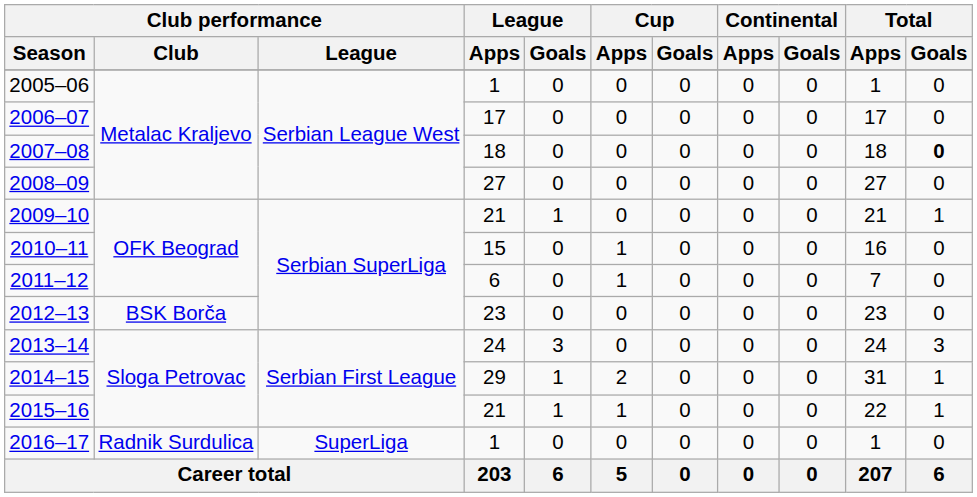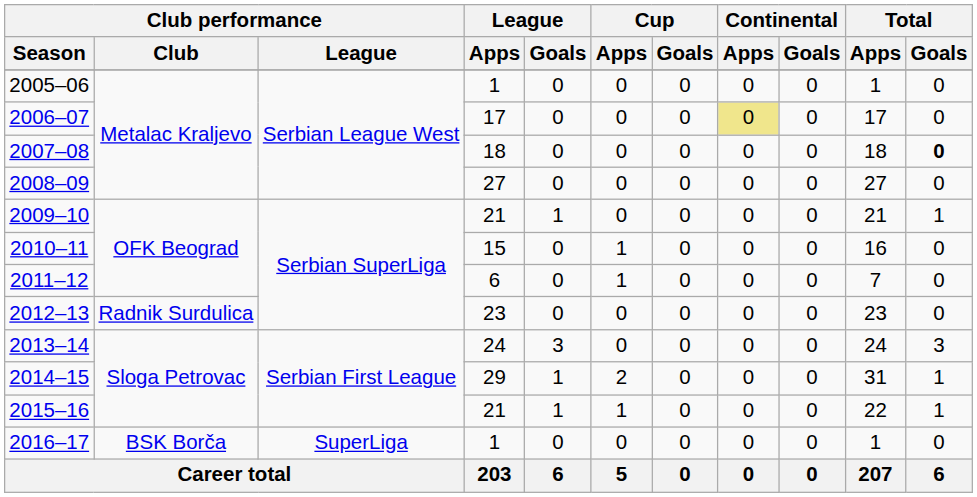(748, 118) no background -> (748, 118) khaki background
(176, 313) BSK Borča -> (176, 313) Radnik Surdulica
(176, 442) Radnik Surdulica -> (176, 442) BSK Borča
